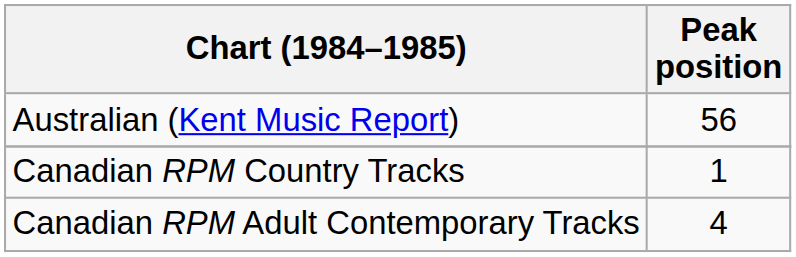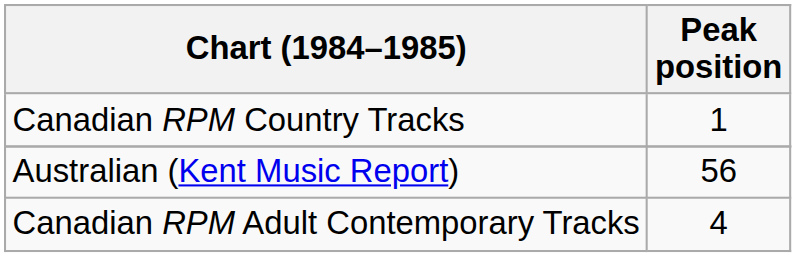rows swapped: (236, 119) <-> (239, 171)
